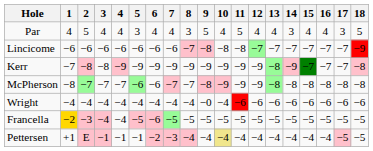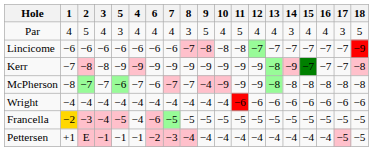columns swapped: (120, 13) <-> (137, 13)
(206, 84) −8 -> (206, 84) −4
(206, 102) −0 -> (206, 102) −4
(223, 137) khaki background -> (223, 137) no background
